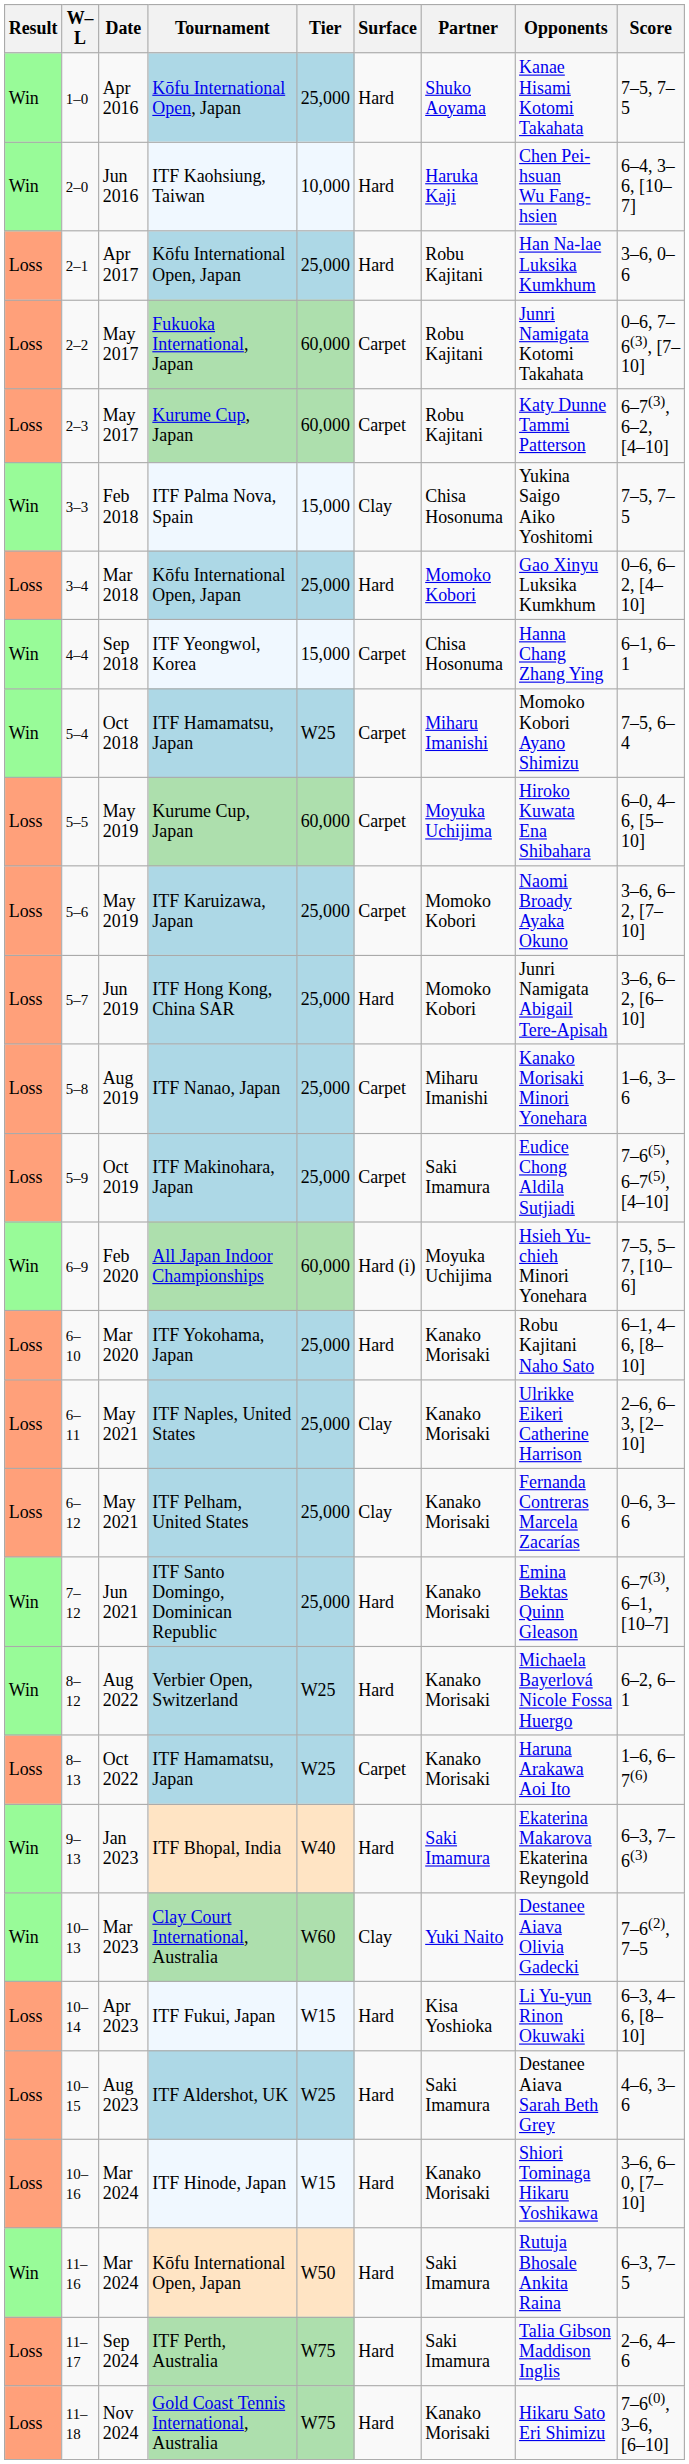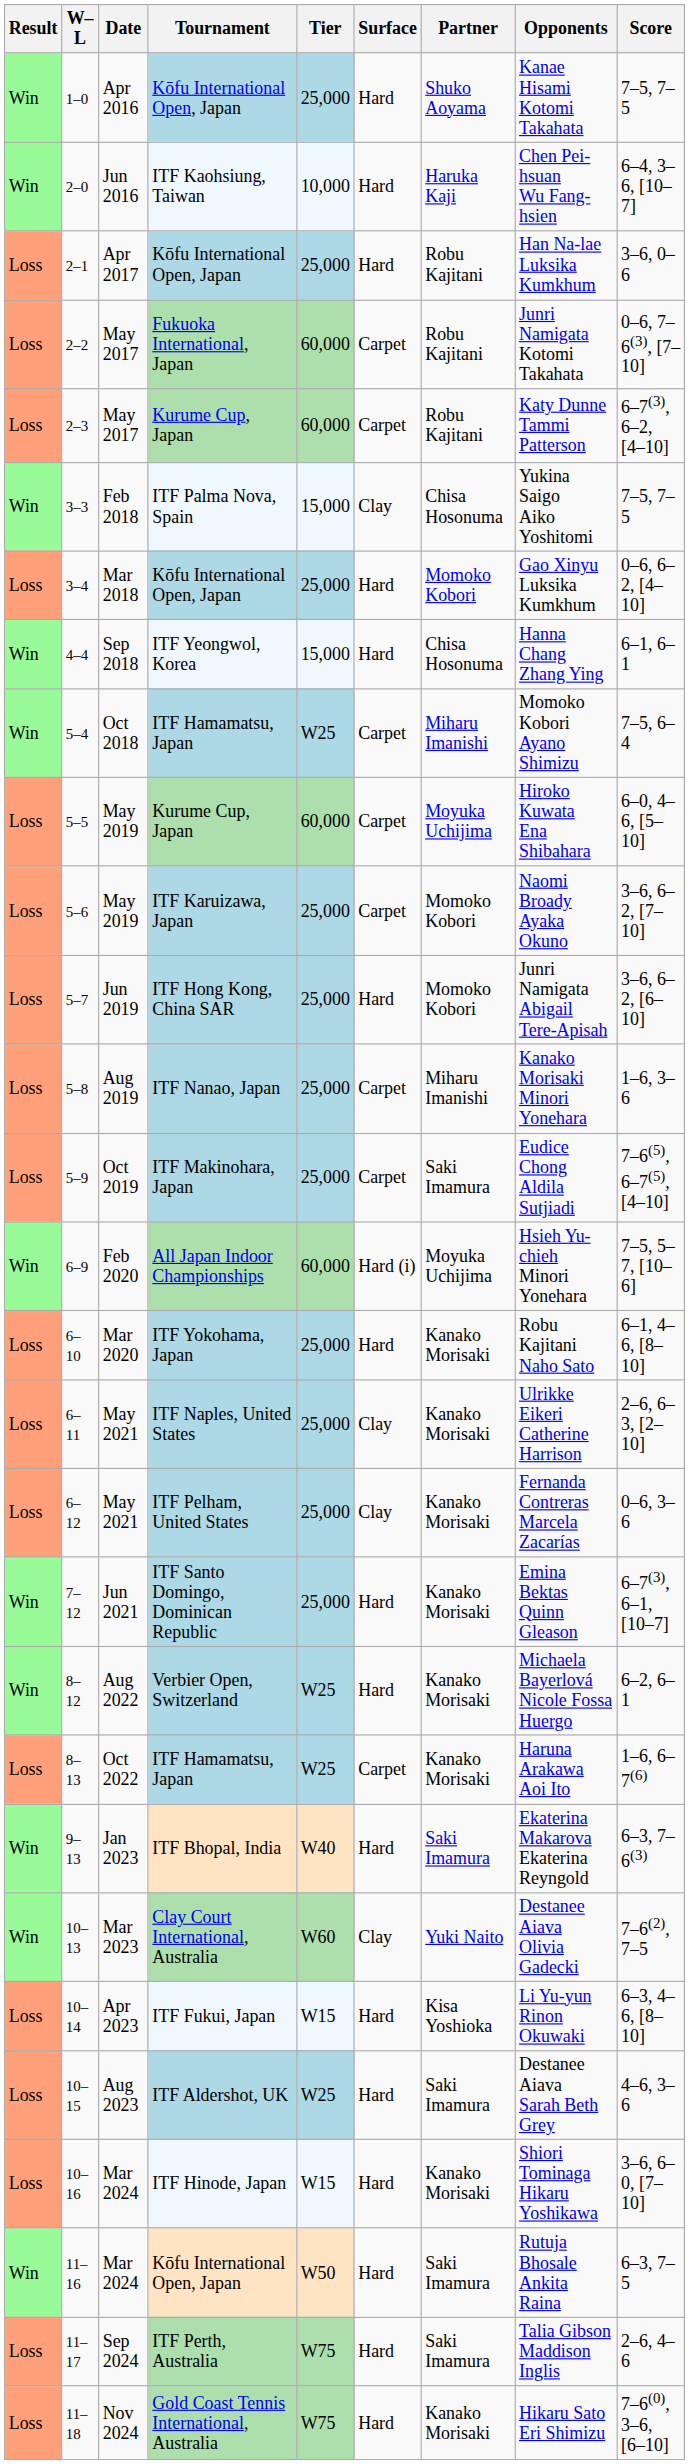(382, 654) Carpet -> (376, 654) Hard
